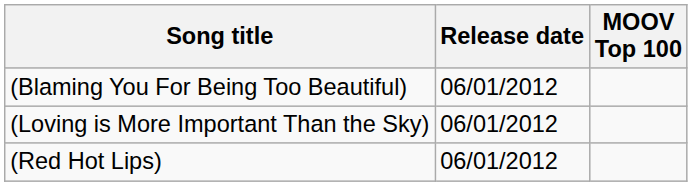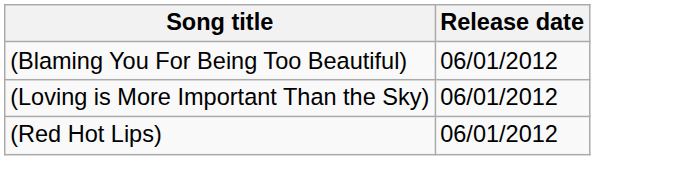- column: (638, 36)
